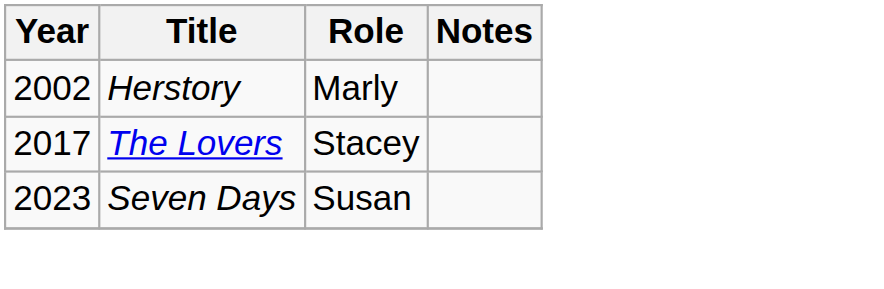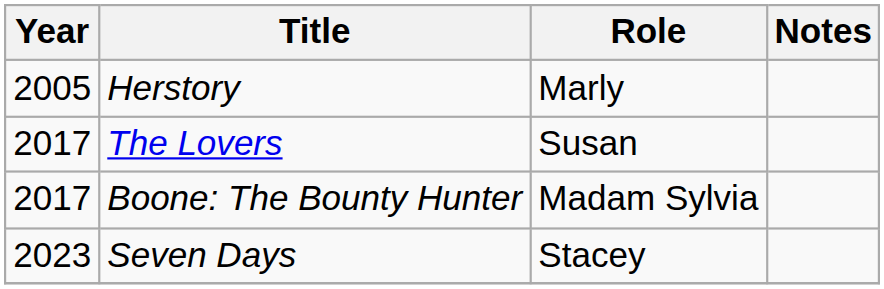(52, 87) 2002 -> (52, 87) 2005
(366, 143) Stacey -> (588, 143) Susan
+ row: (315, 198)
(362, 198) Susan -> (592, 254) Stacey
